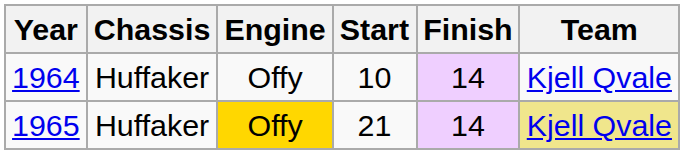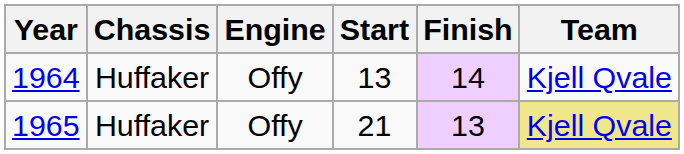(374, 77) 10 -> (374, 77) 13
(275, 126) gold background -> (275, 126) no background
(468, 126) 14 -> (468, 126) 13
